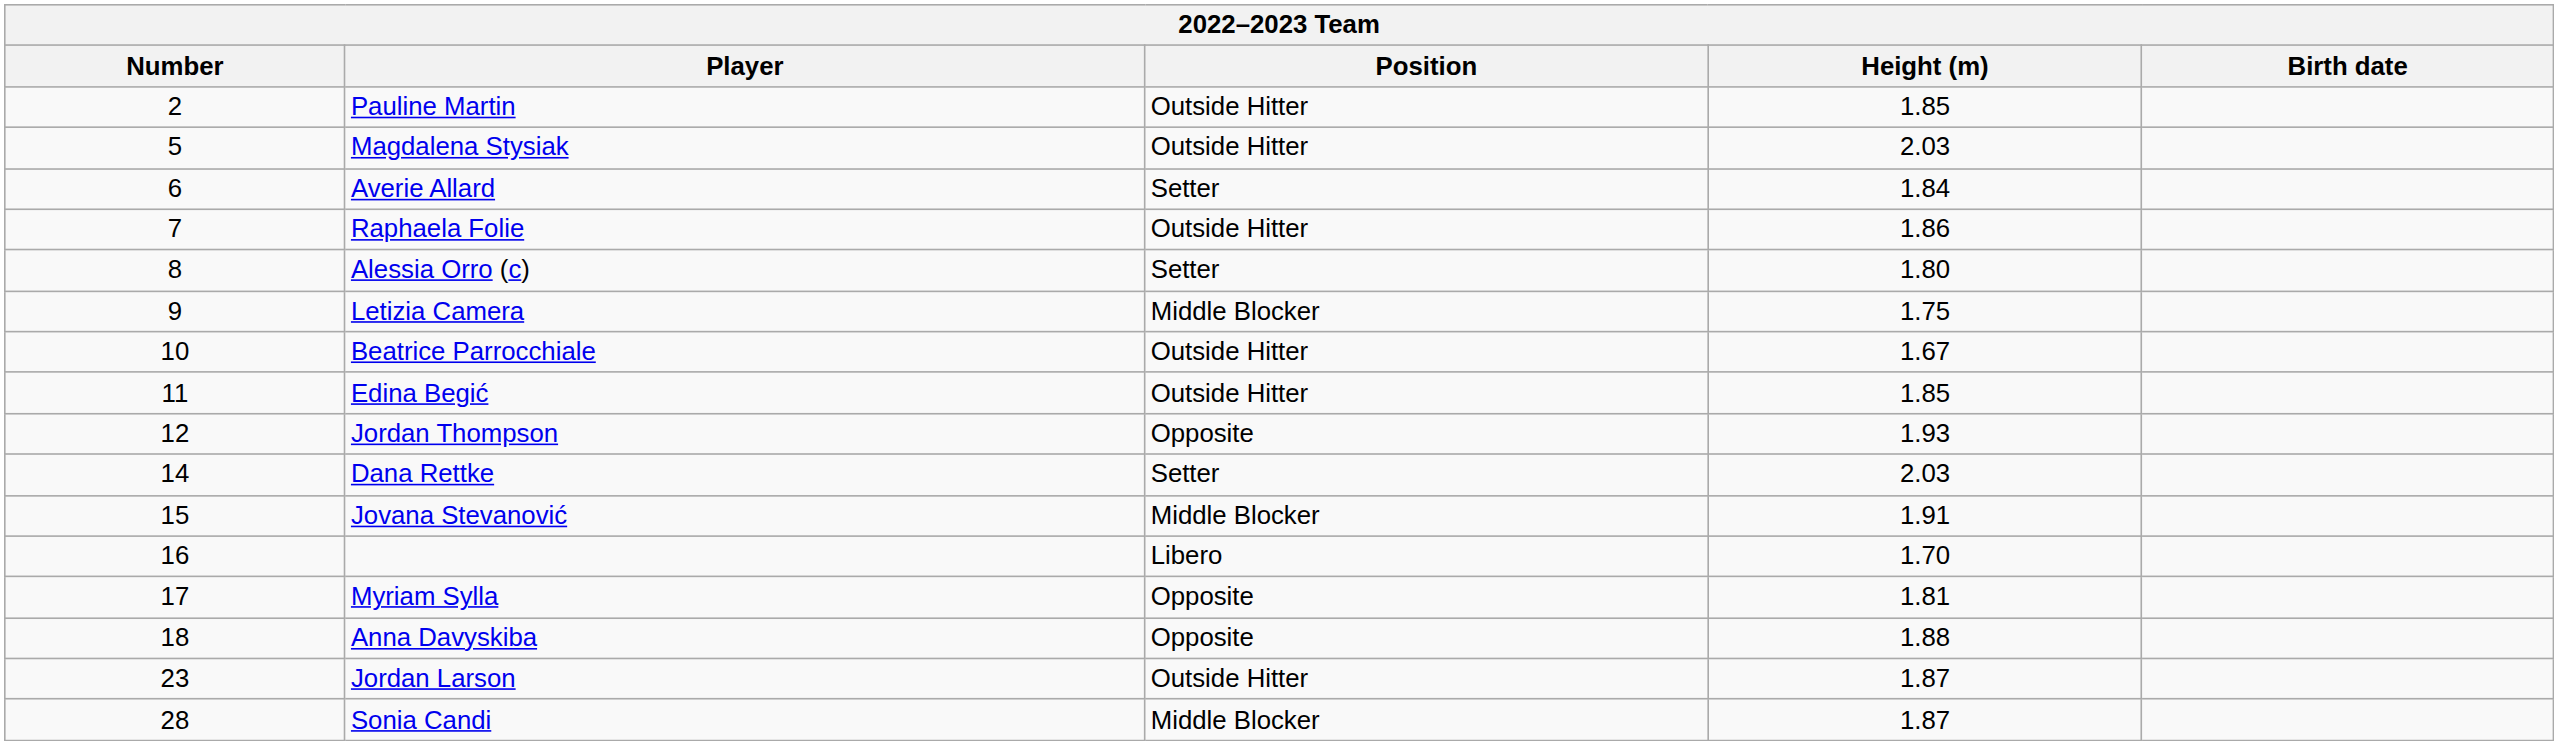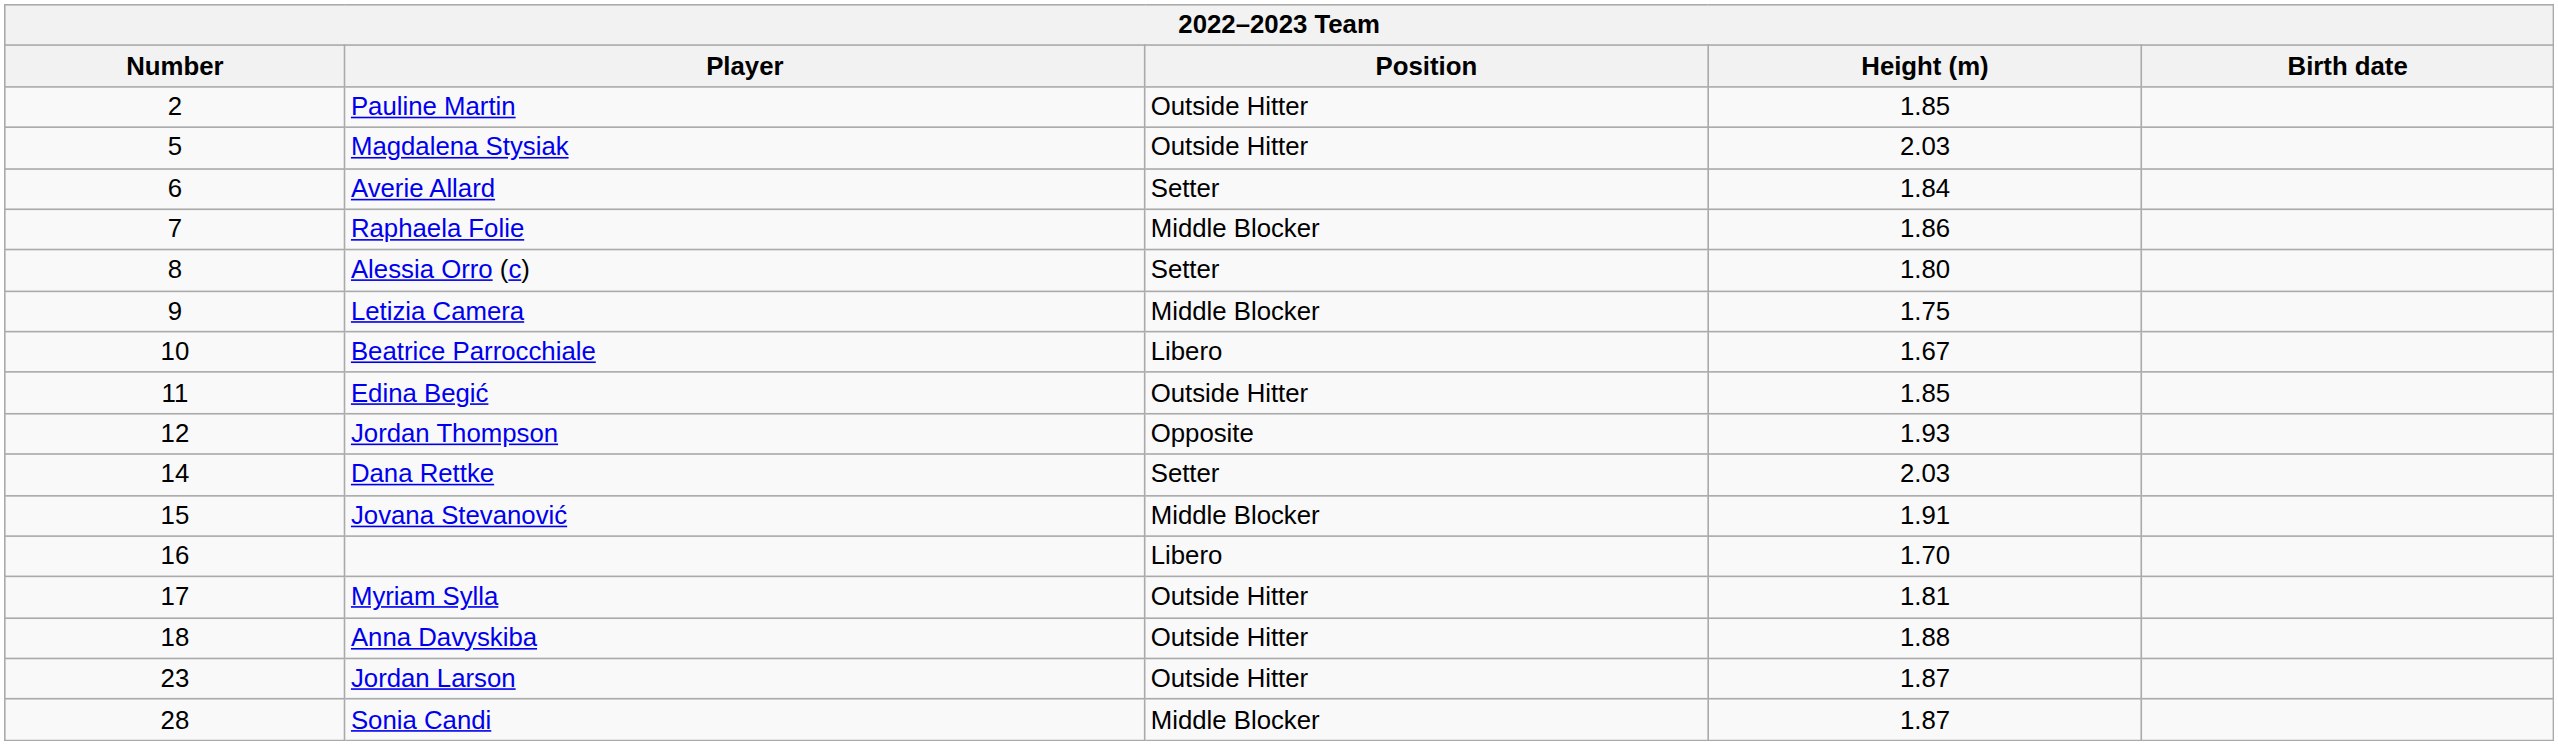(1229, 229) Outside Hitter -> (1235, 229) Middle Blocker
(1229, 351) Outside Hitter -> (1187, 351) Libero
(1202, 596) Opposite -> (1229, 596) Outside Hitter
(1202, 637) Opposite -> (1229, 637) Outside Hitter
